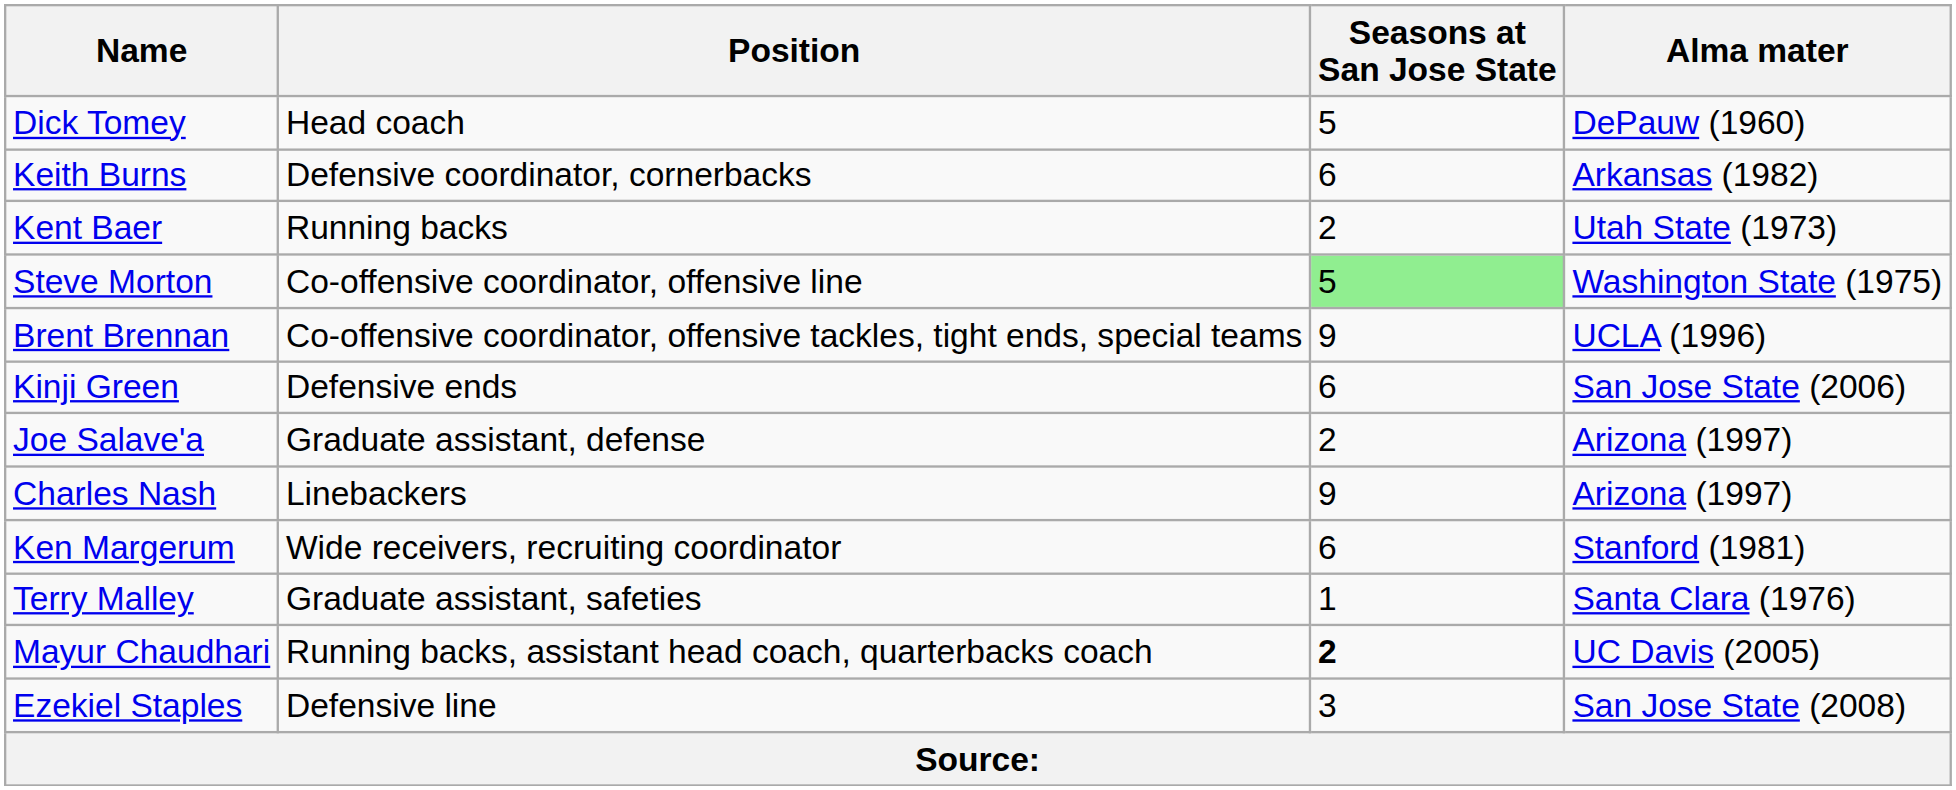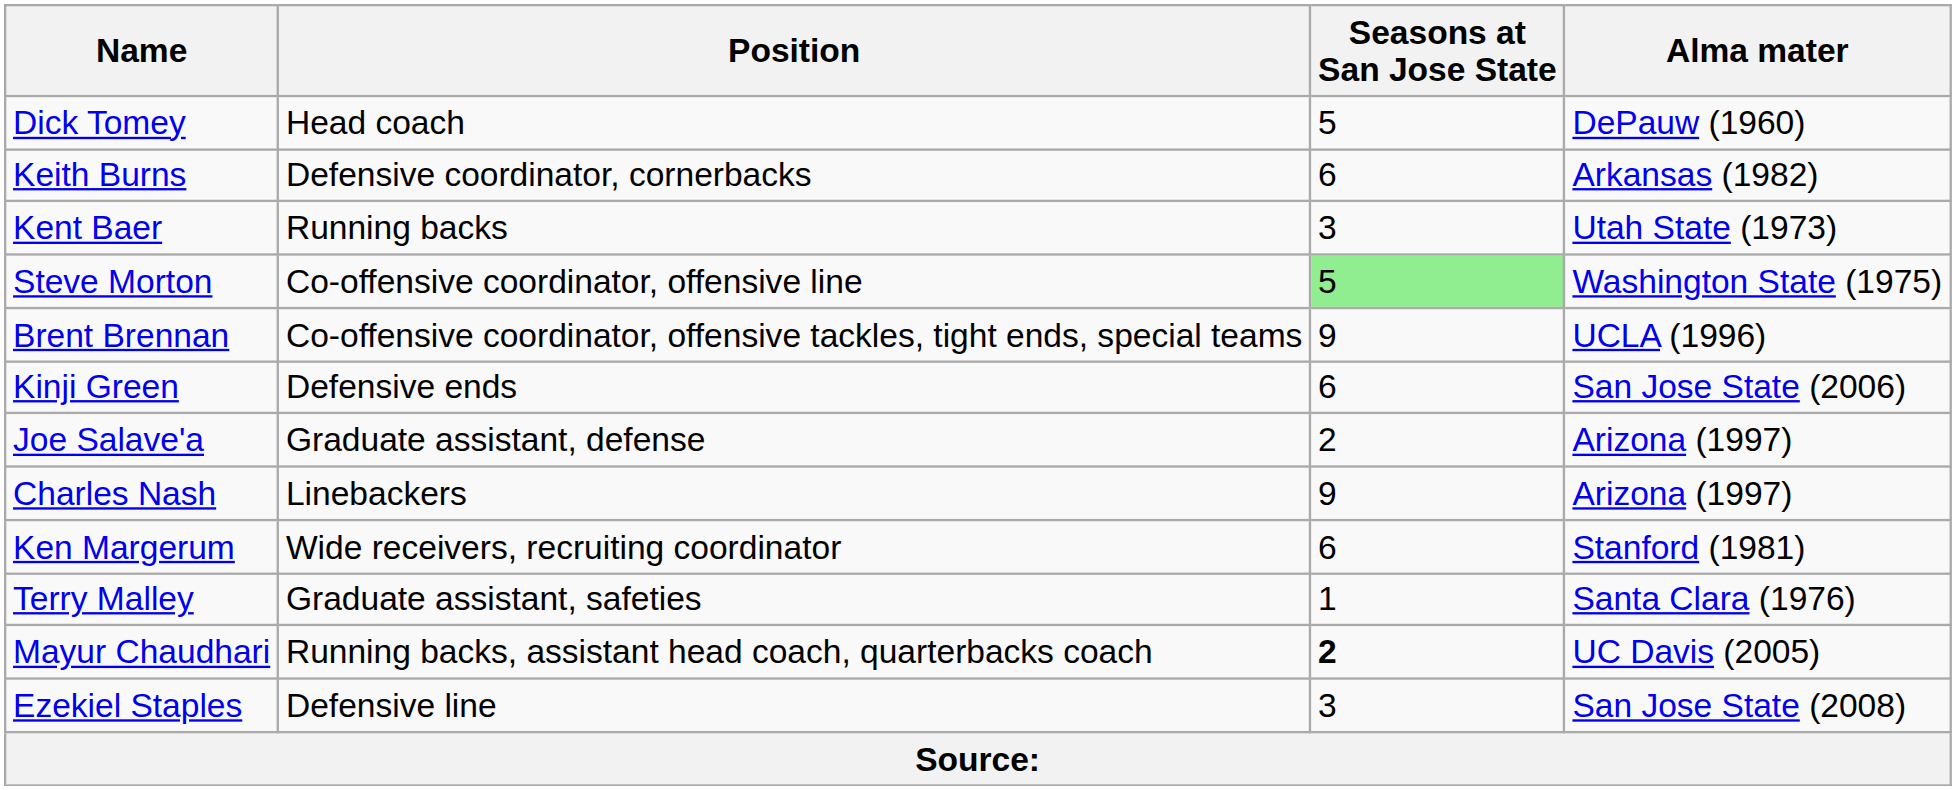(1327, 228) 2 -> (1327, 228) 3
